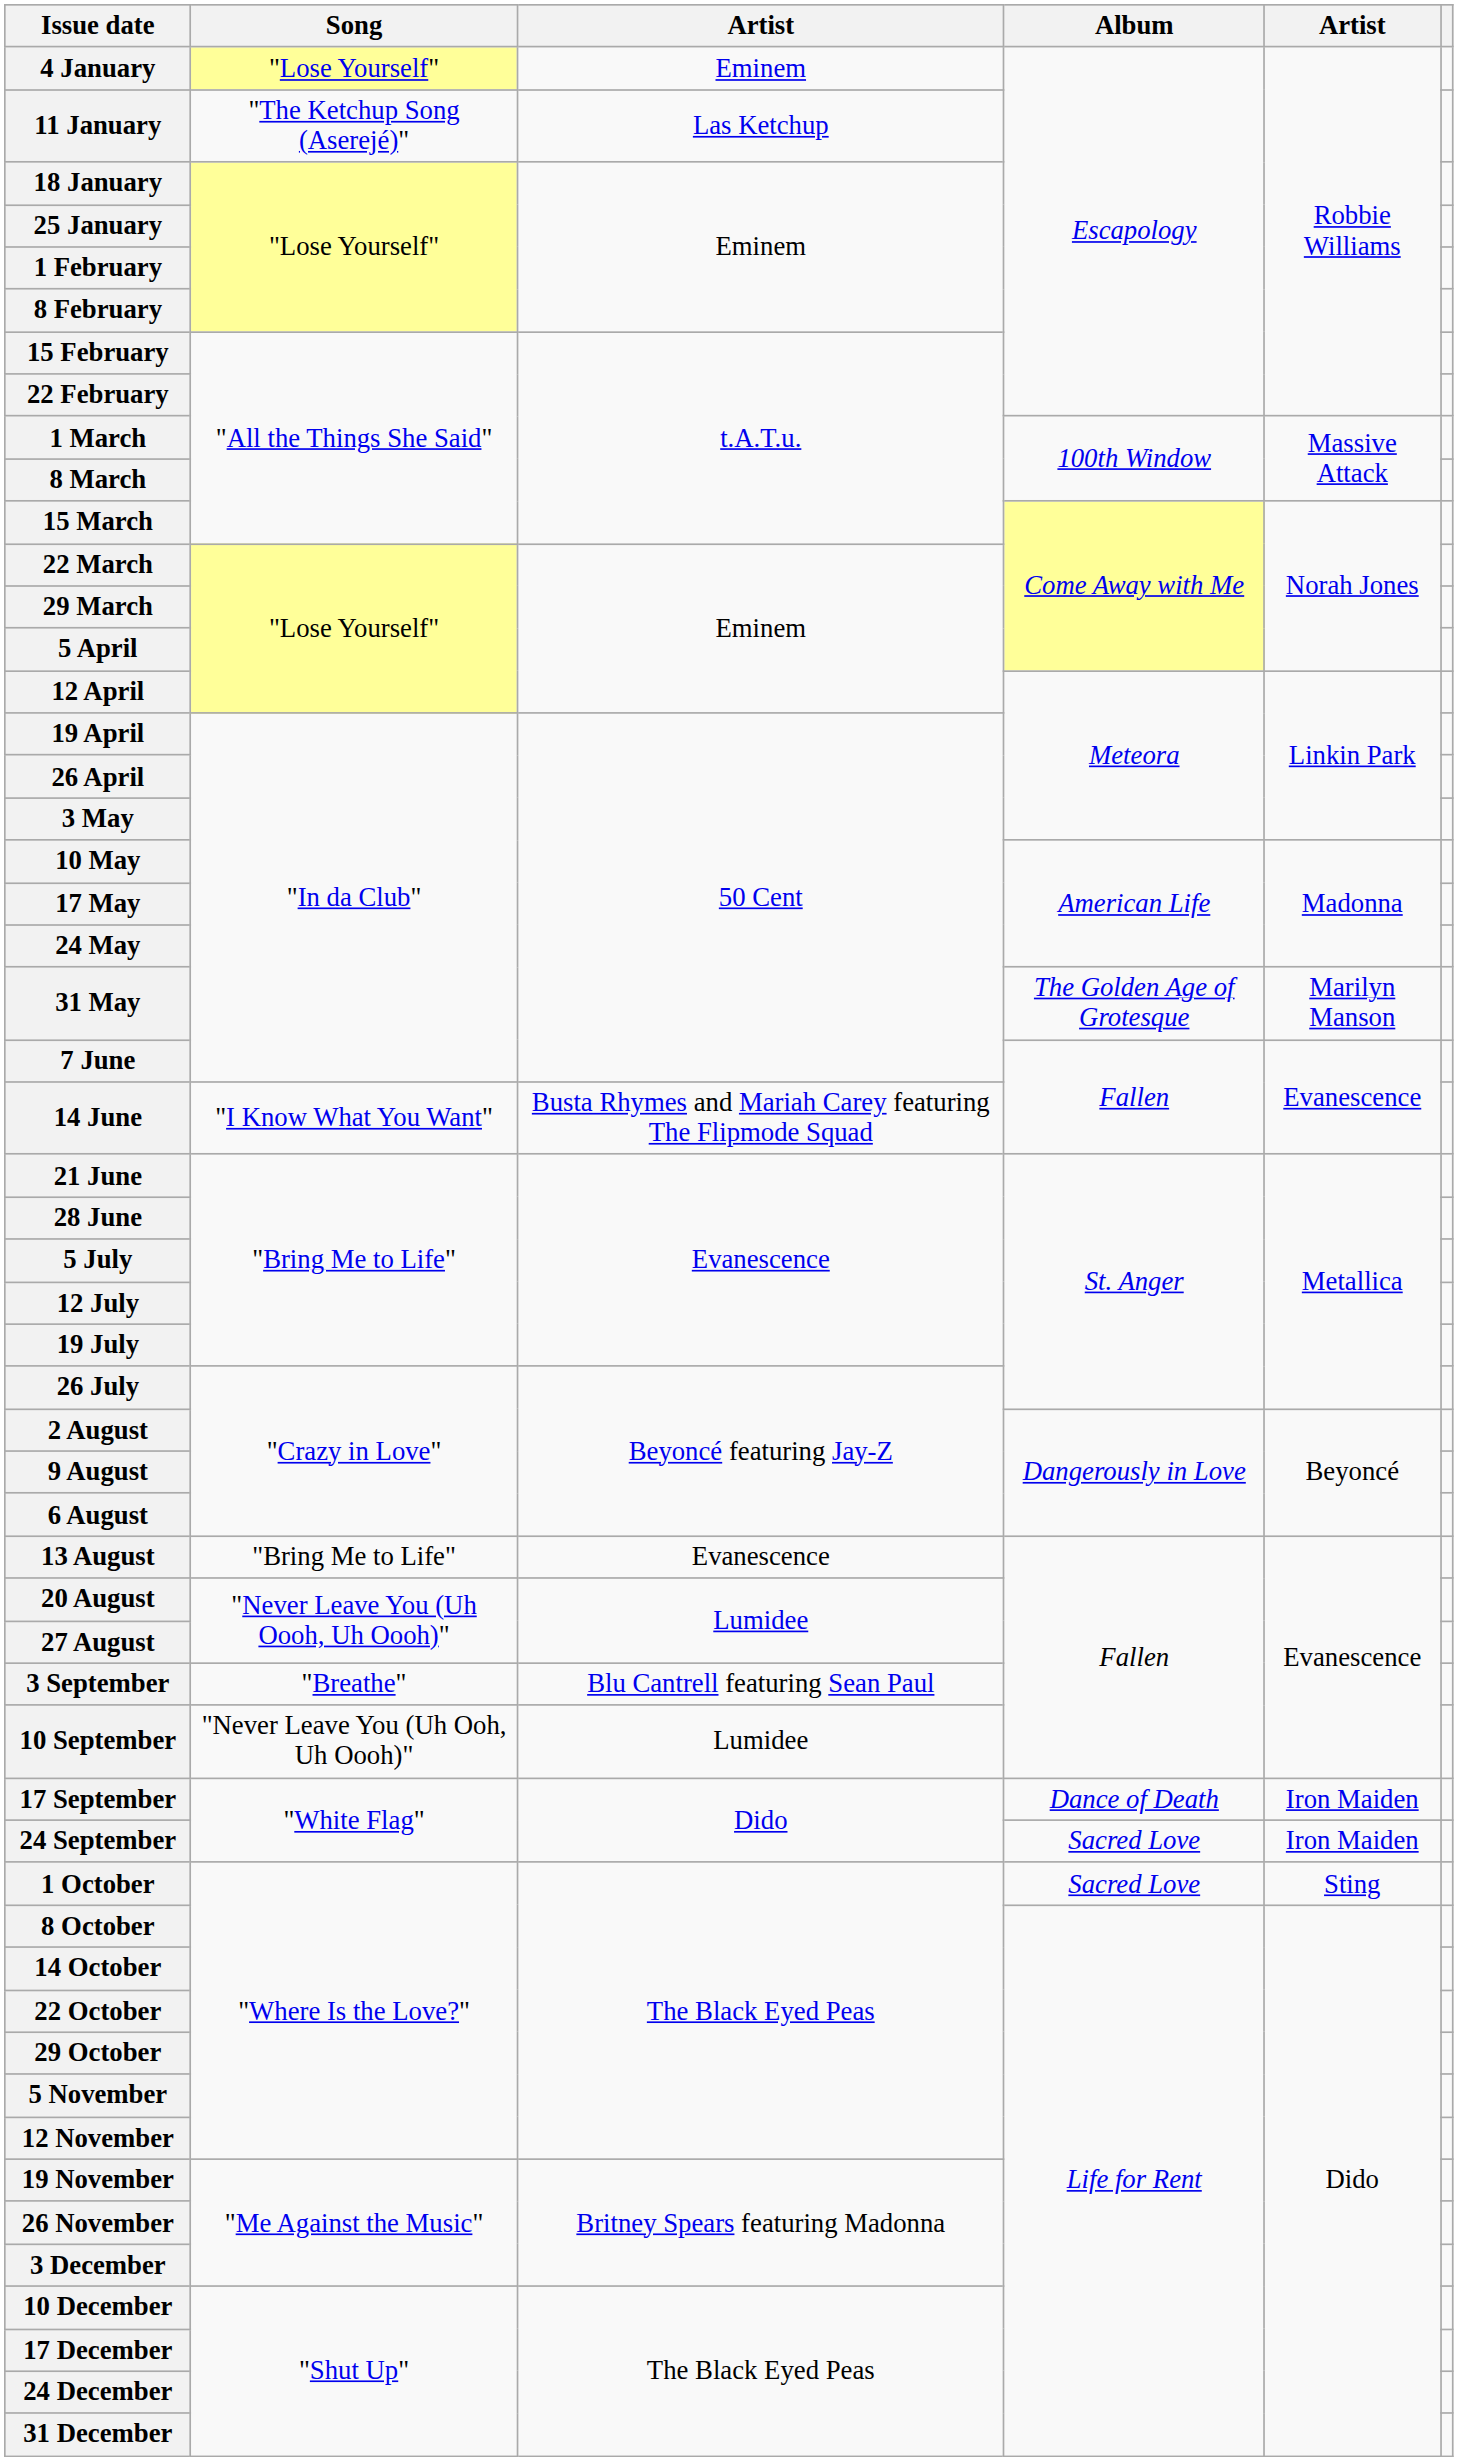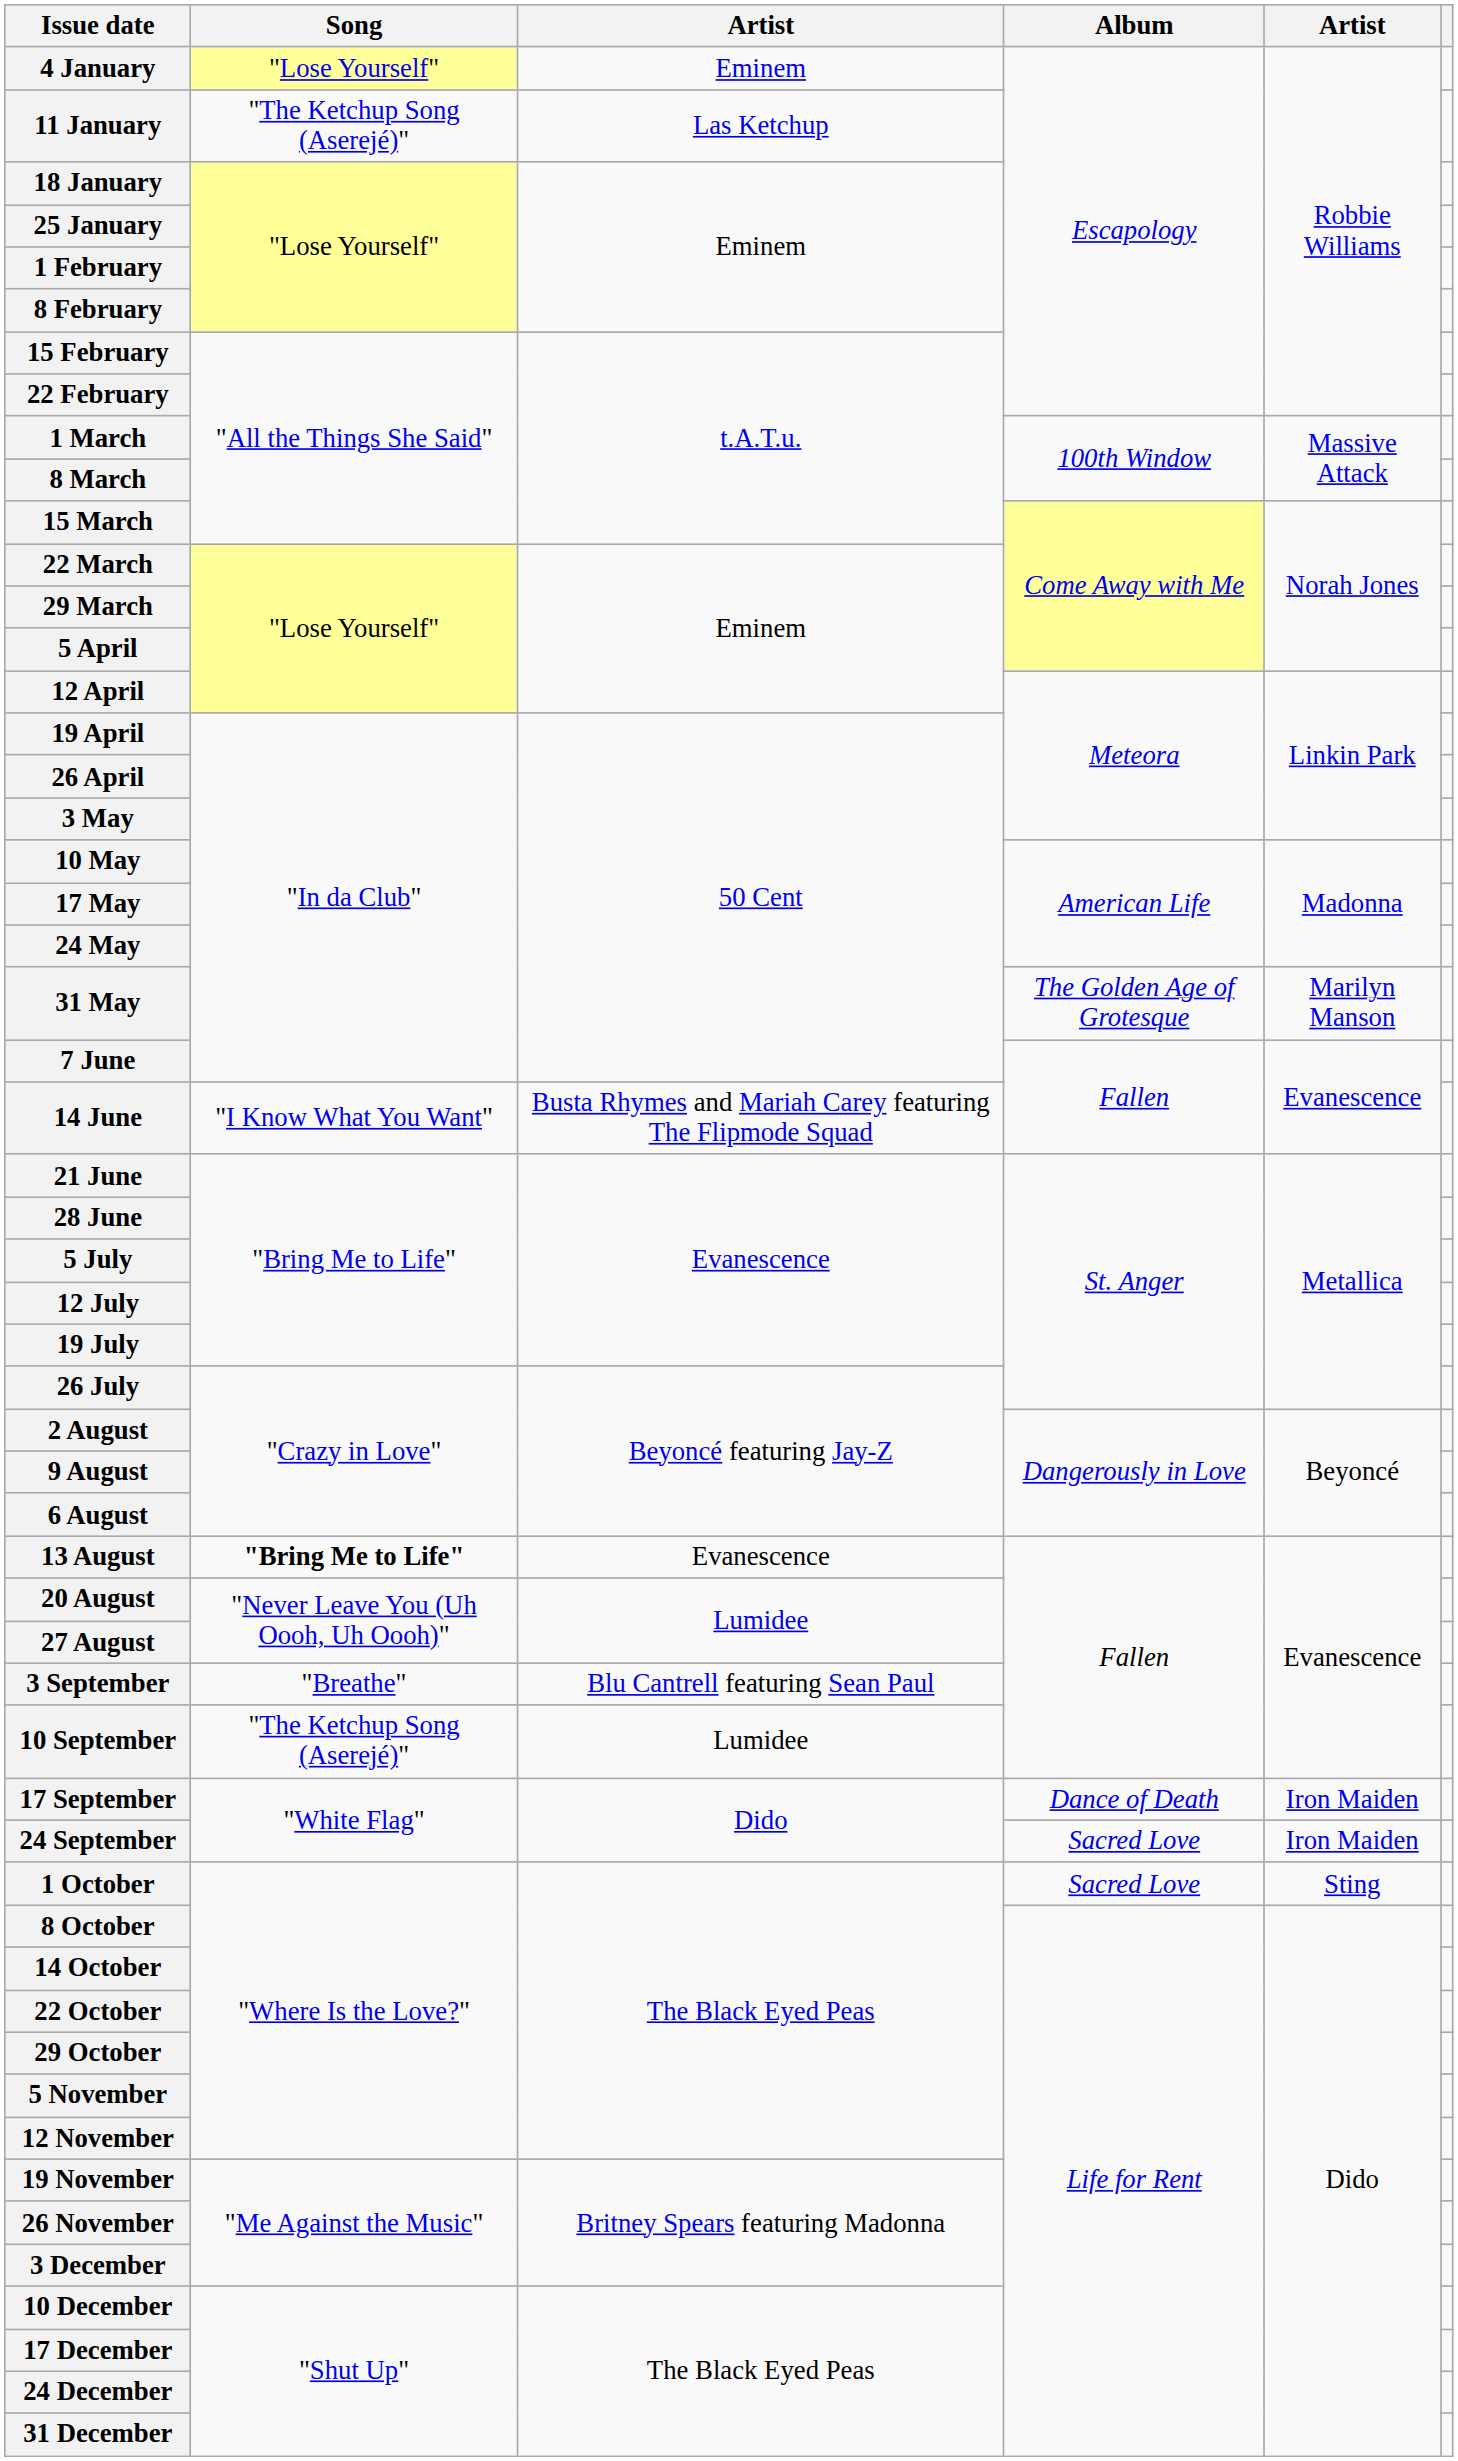(354, 1556) normal -> (354, 1556) bold
(354, 1741) "Never Leave You (Uh Ooh, Uh Oooh)" -> (354, 1741) "The Ketchup Song (Aserejé)"
